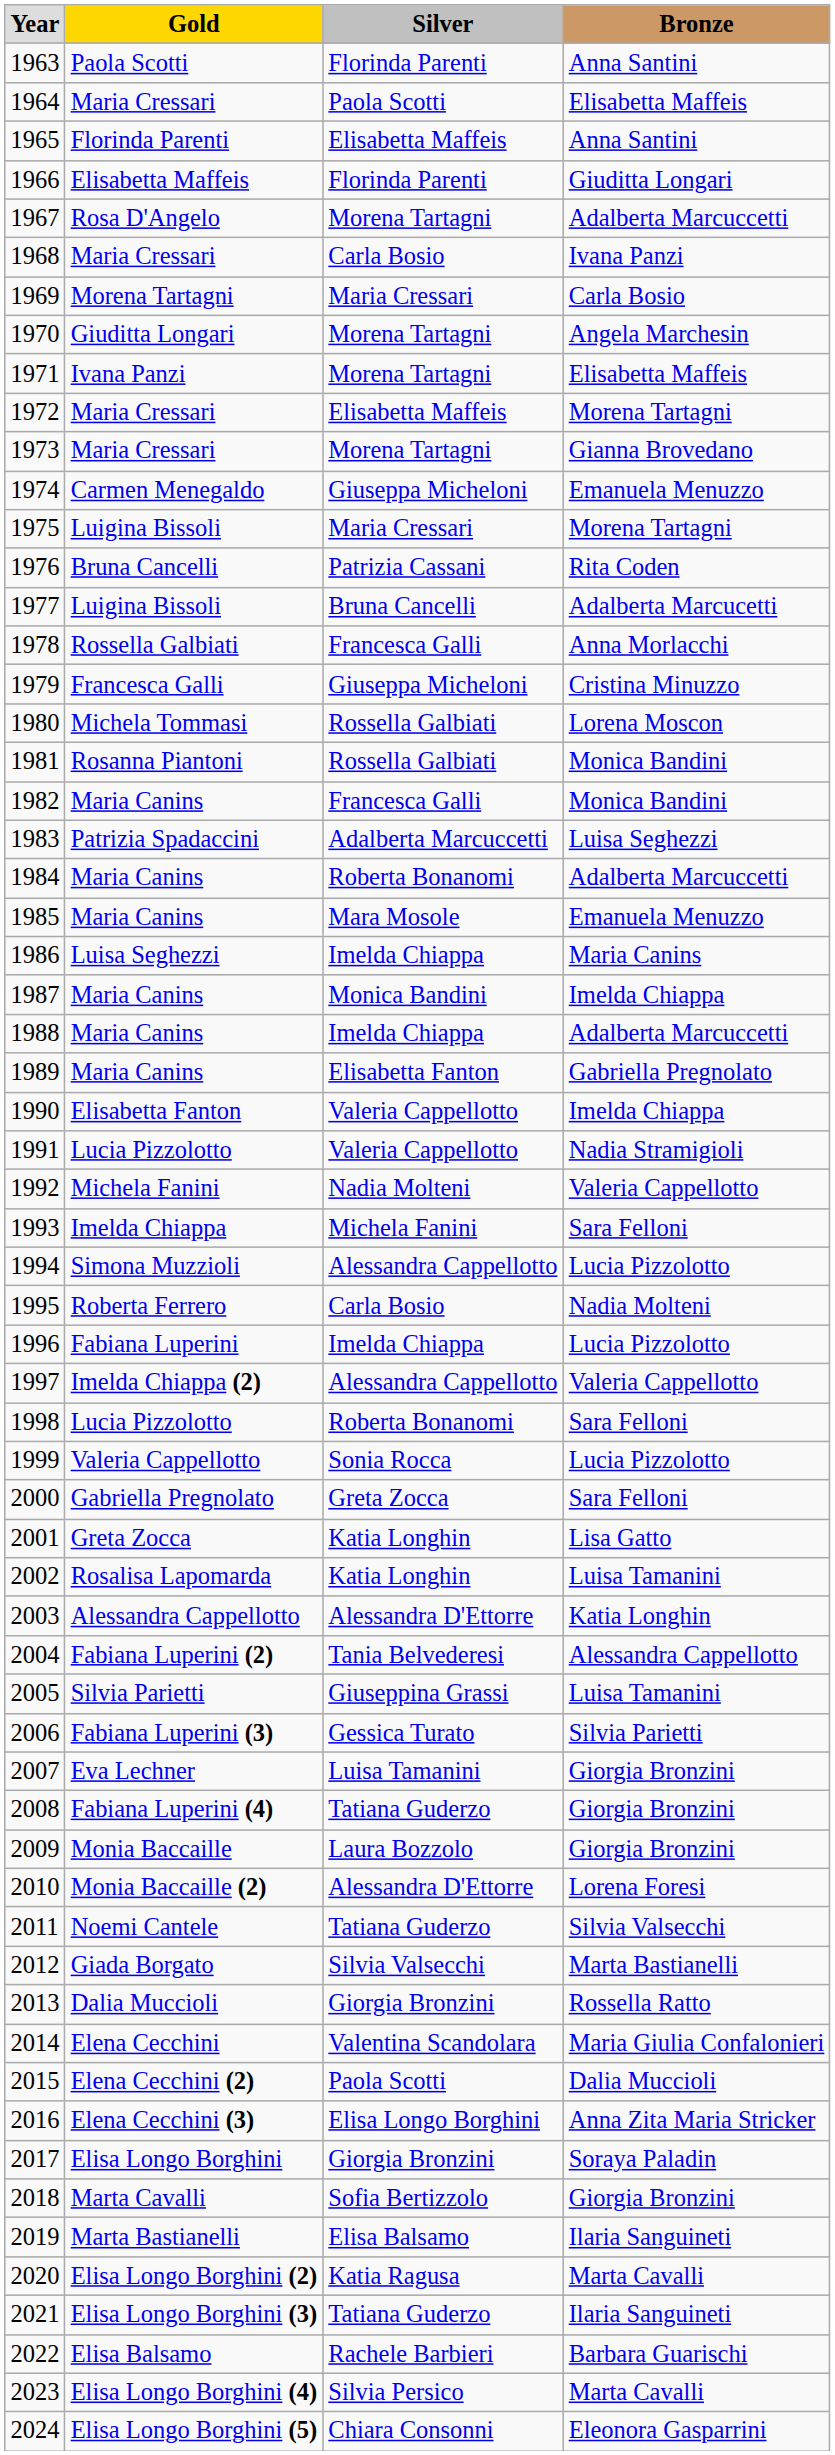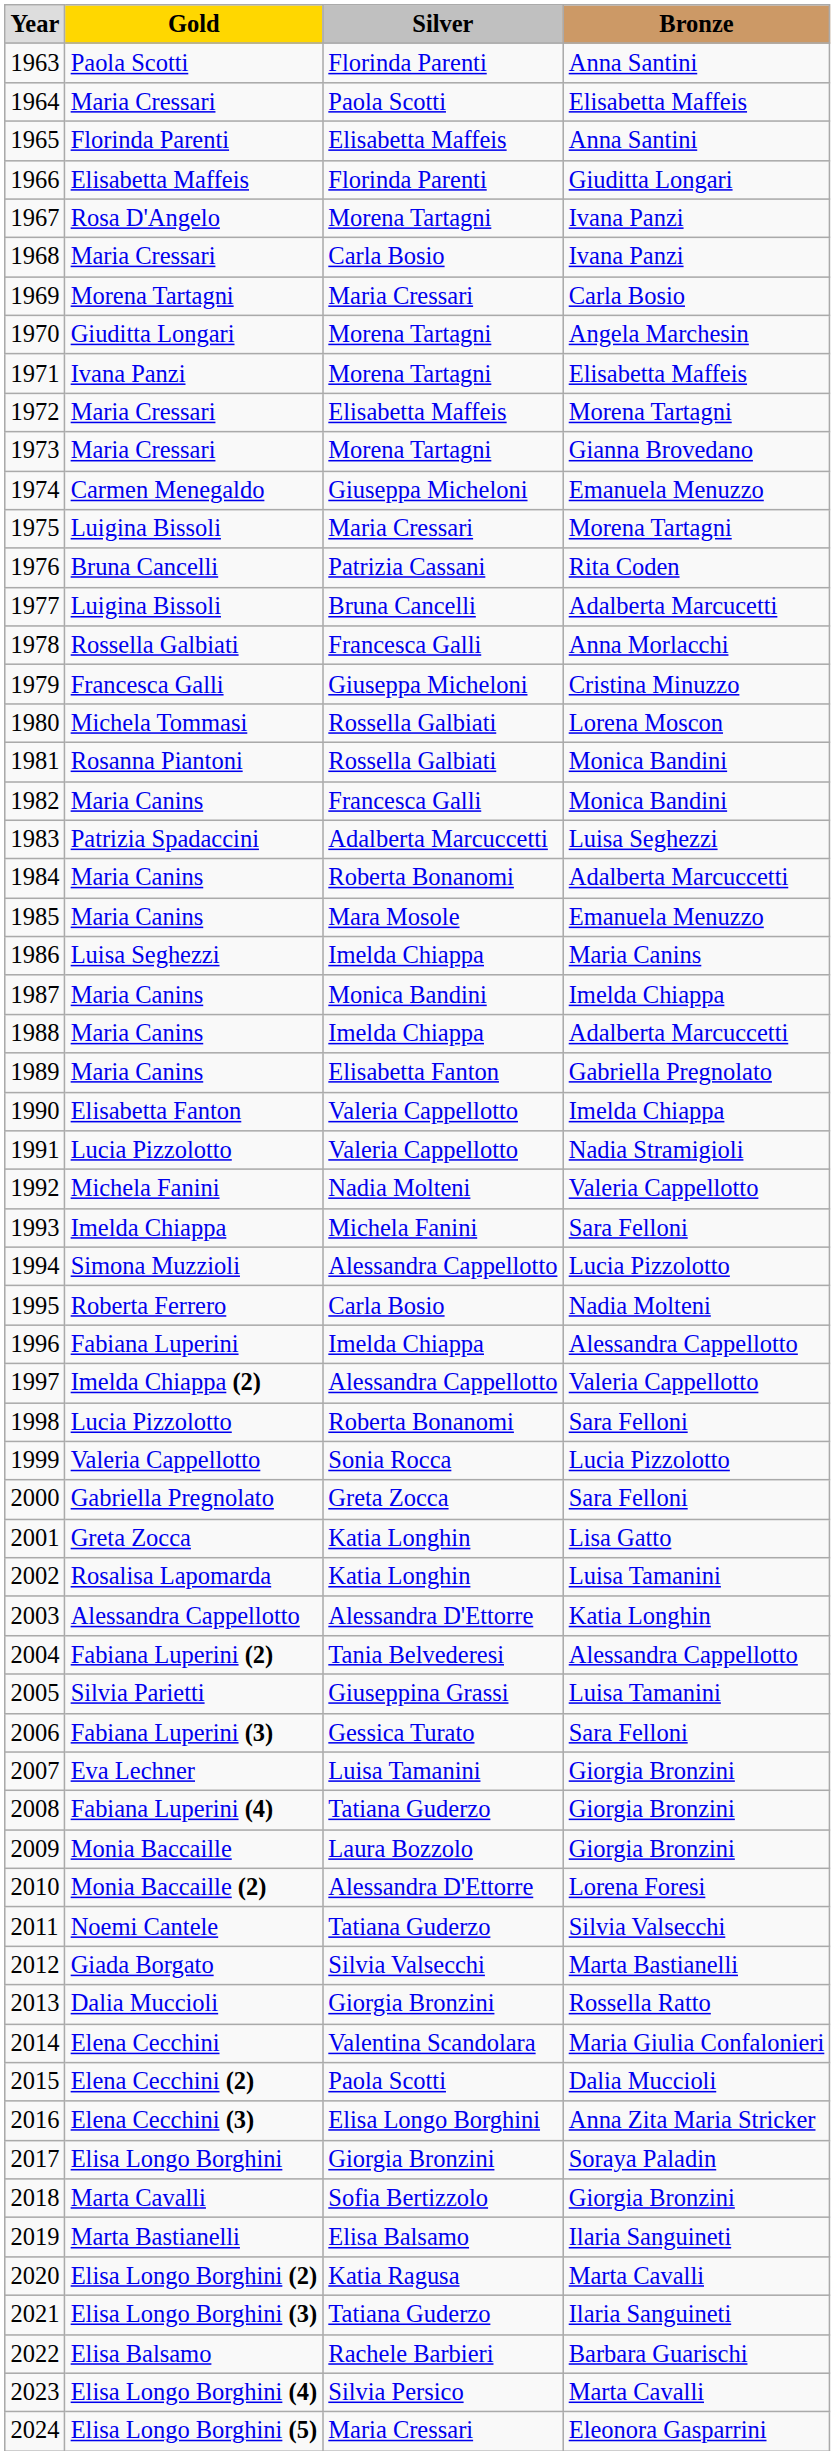(678, 218) Adalberta Marcuccetti -> (626, 218) Ivana Panzi
(649, 1343) Lucia Pizzolotto -> (683, 1343) Alessandra Cappellotto
(636, 1732) Silvia Parietti -> (628, 1732) Sara Felloni
(411, 2430) Chiara Consonni -> (401, 2430) Maria Cressari
